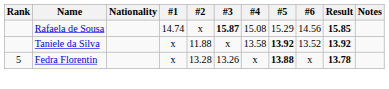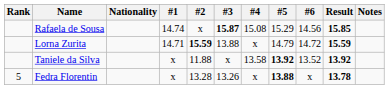+ row: (60, 44)
